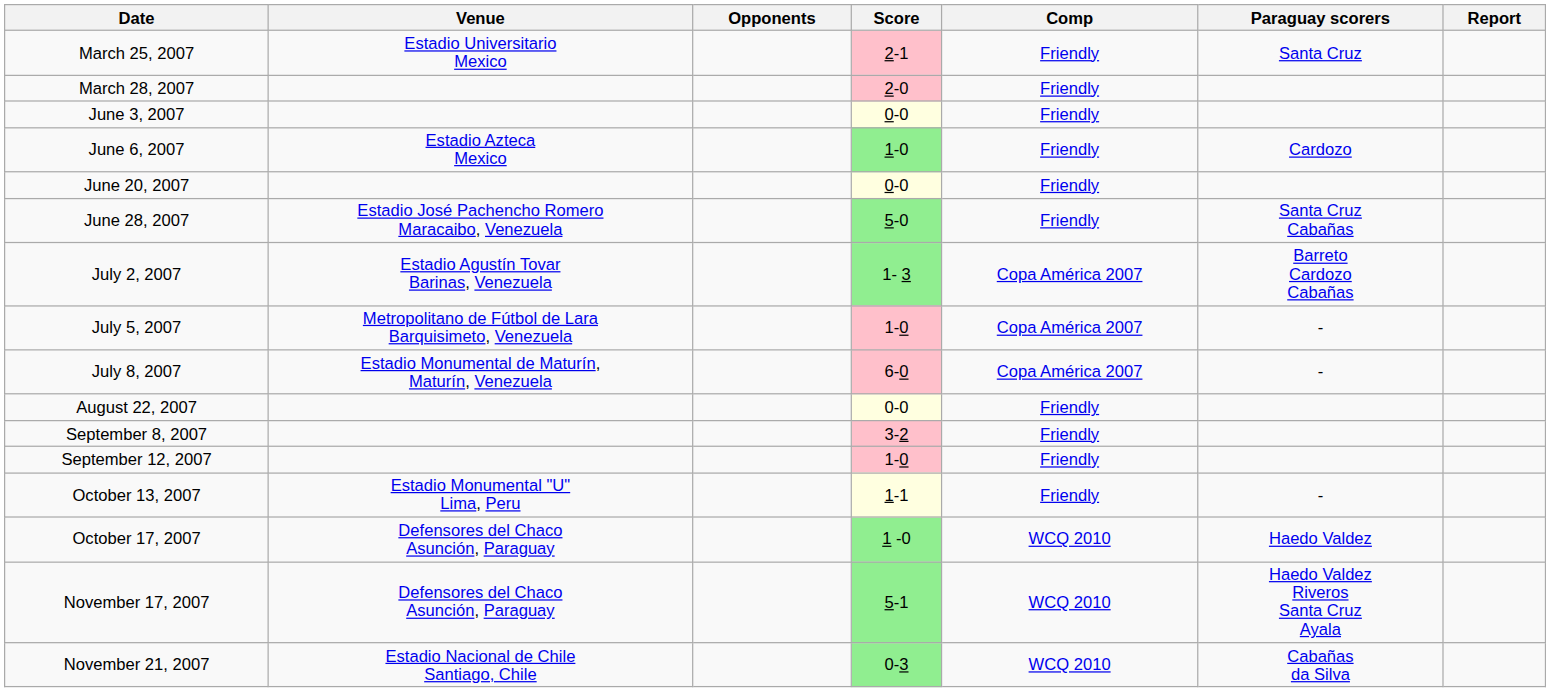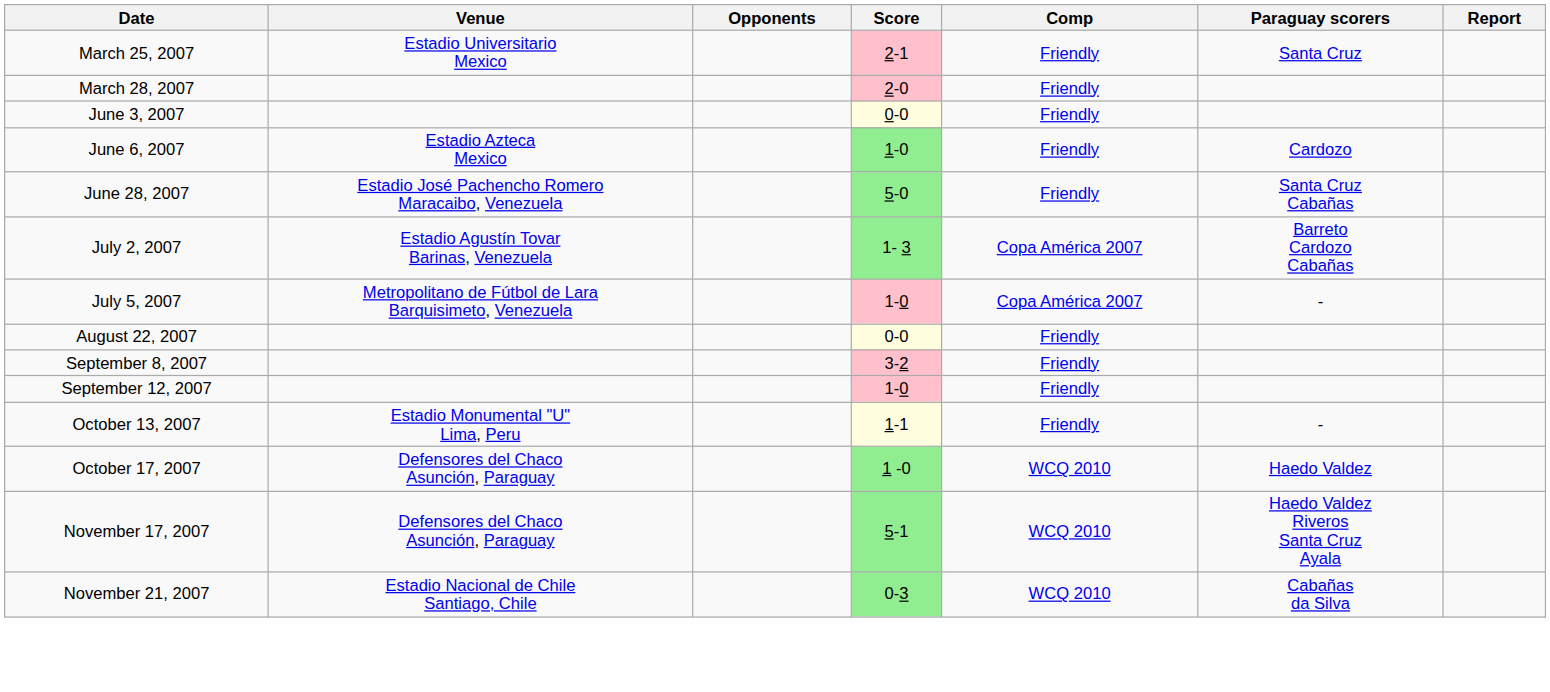- row: (137, 185)
- row: (137, 372)
